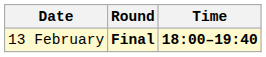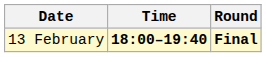columns swapped: (210, 16) <-> (133, 16)
